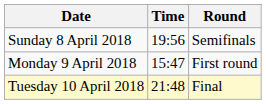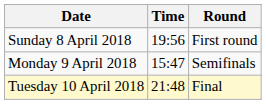(224, 39) Semifinals -> (225, 39) First round
(225, 63) First round -> (224, 63) Semifinals
